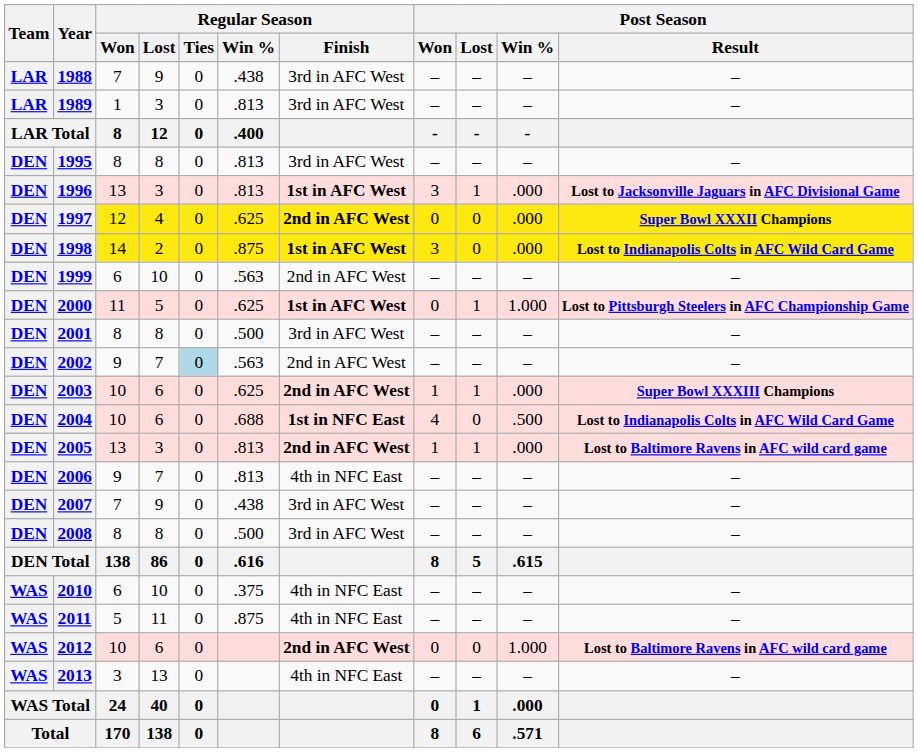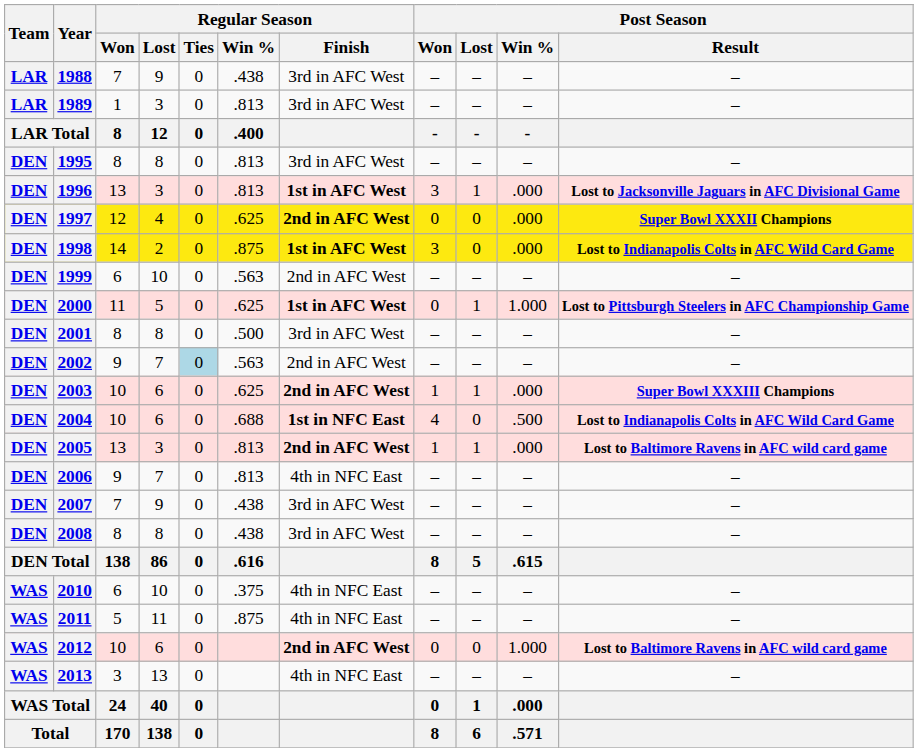(249, 533) .500 -> (249, 533) .438
